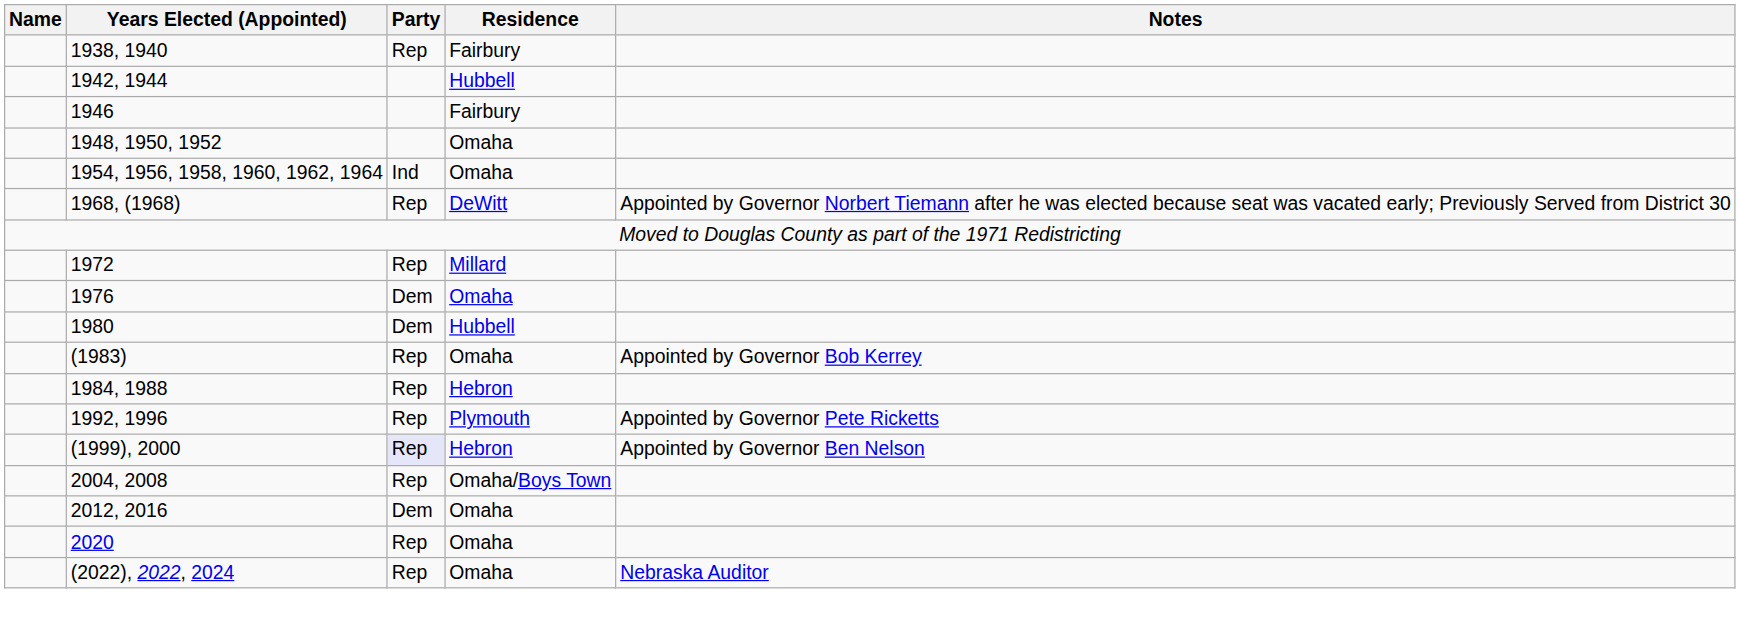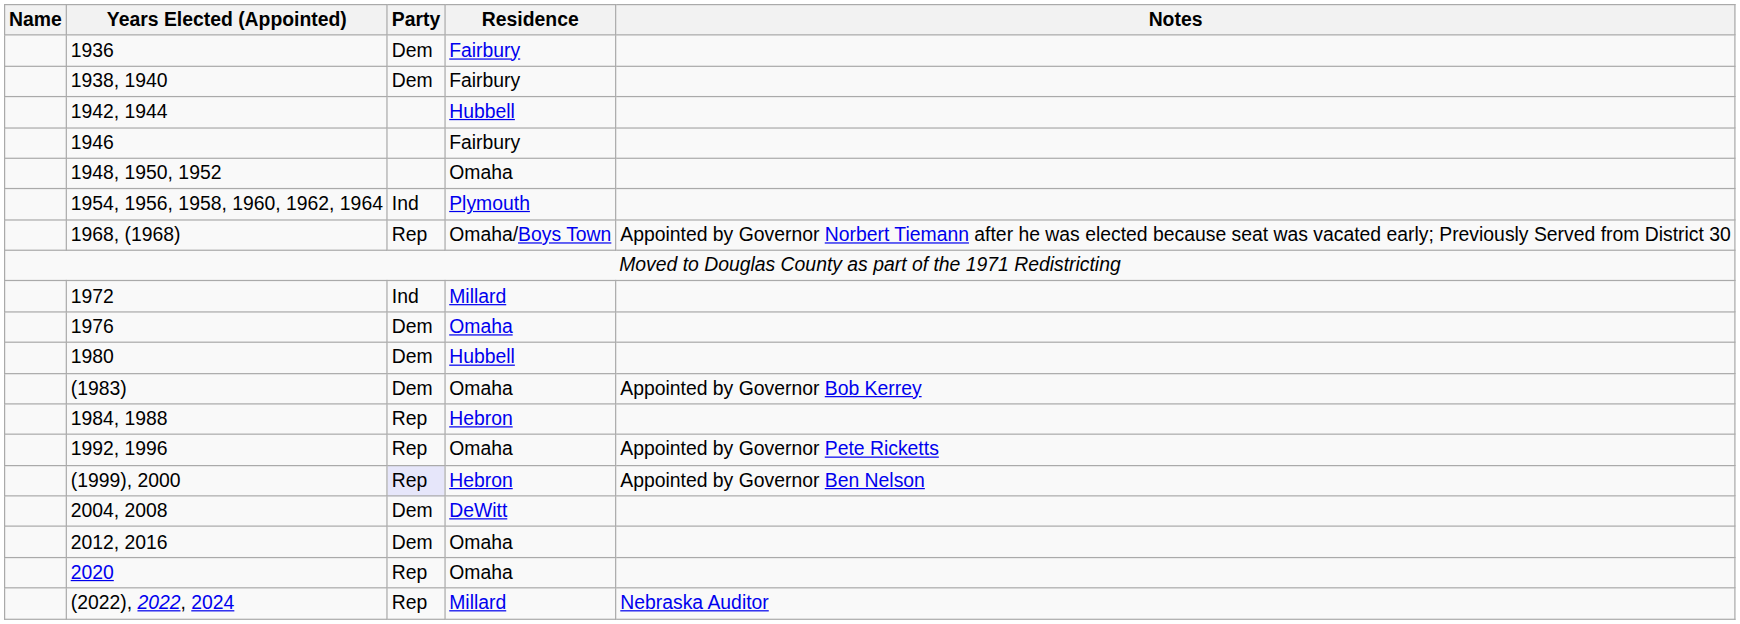+ row: (92, 50)
(410, 50) Rep -> (412, 81) Dem
(481, 173) Omaha -> (490, 204) Plymouth
(478, 204) DeWitt -> (530, 234) Omaha/Boys Town
(410, 265) Rep -> (405, 296) Ind
(410, 357) Rep -> (412, 388) Dem
(490, 419) Plymouth -> (481, 449) Omaha
(410, 480) Rep -> (412, 511) Dem
(530, 480) Omaha/Boys Town -> (478, 511) DeWitt
(481, 572) Omaha -> (478, 603) Millard
